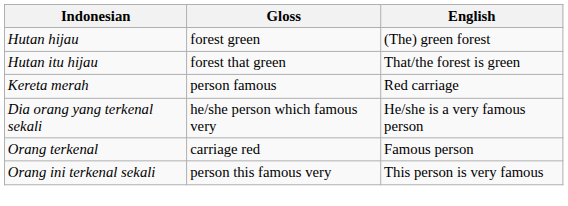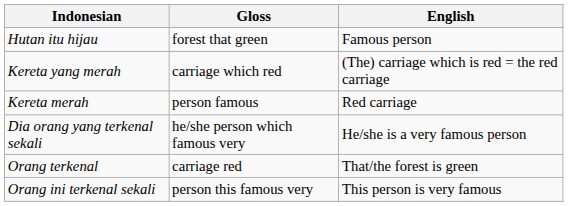- row: (43, 39)
(452, 62) That/the forest is green -> (387, 39) Famous person
+ row: (64, 71)
(429, 149) Famous person -> (410, 166) That/the forest is green
